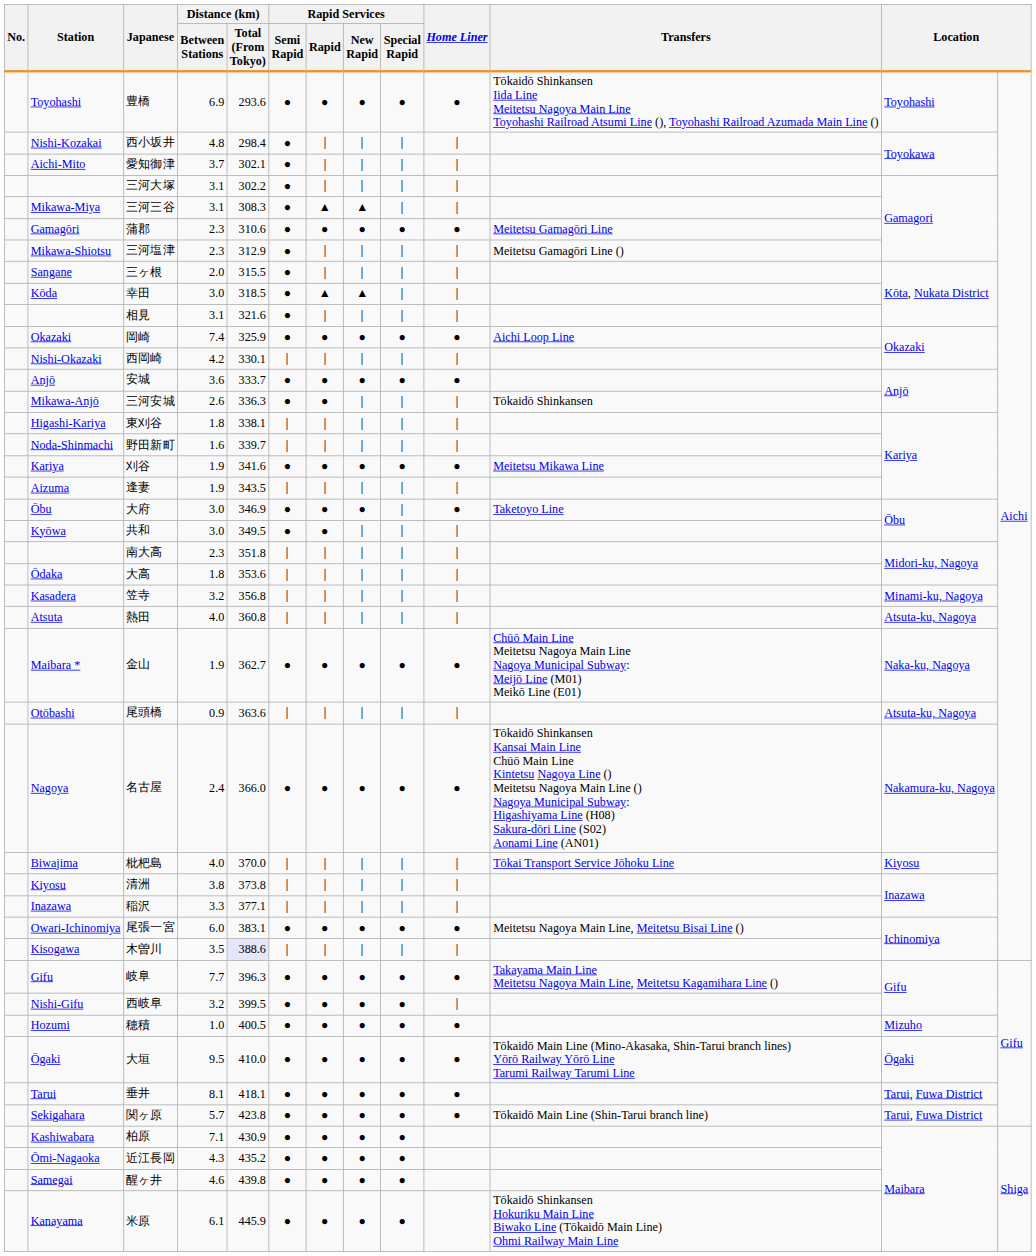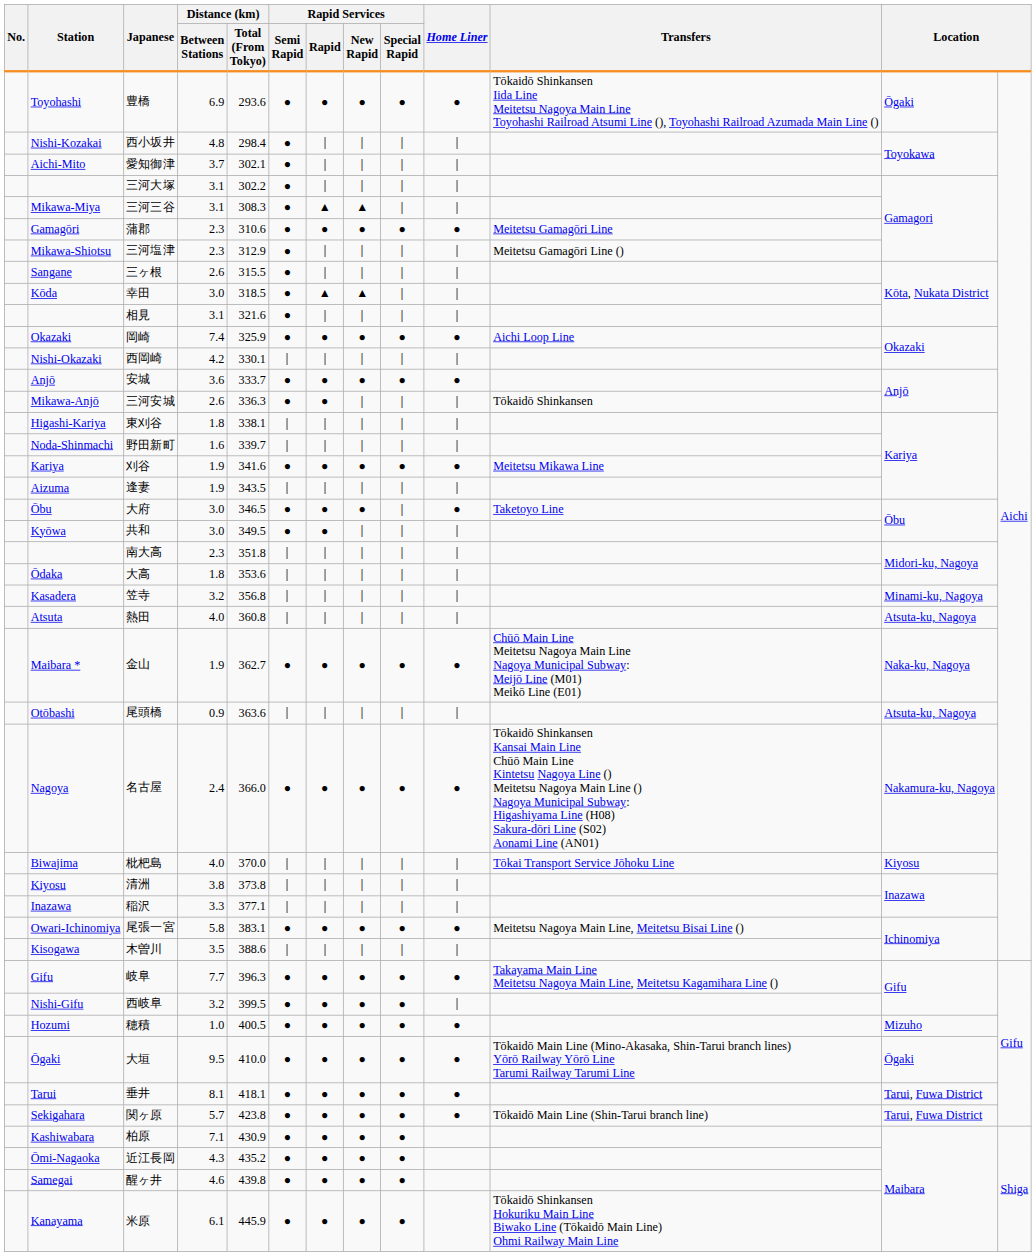(909, 102) Toyohashi -> (899, 102) Ōgaki
(217, 272) 2.0 -> (217, 272) 2.6
(252, 509) 346.9 -> (252, 509) 346.5
(217, 928) 6.0 -> (217, 928) 5.8
(252, 949) lavender background -> (252, 949) no background
